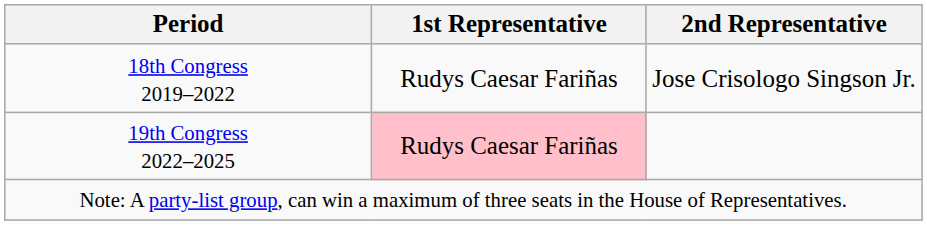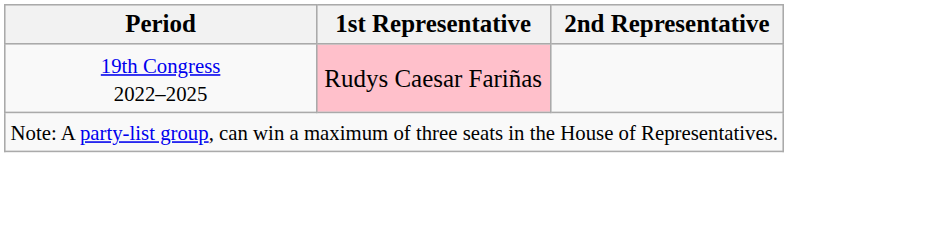- row: (188, 79)
